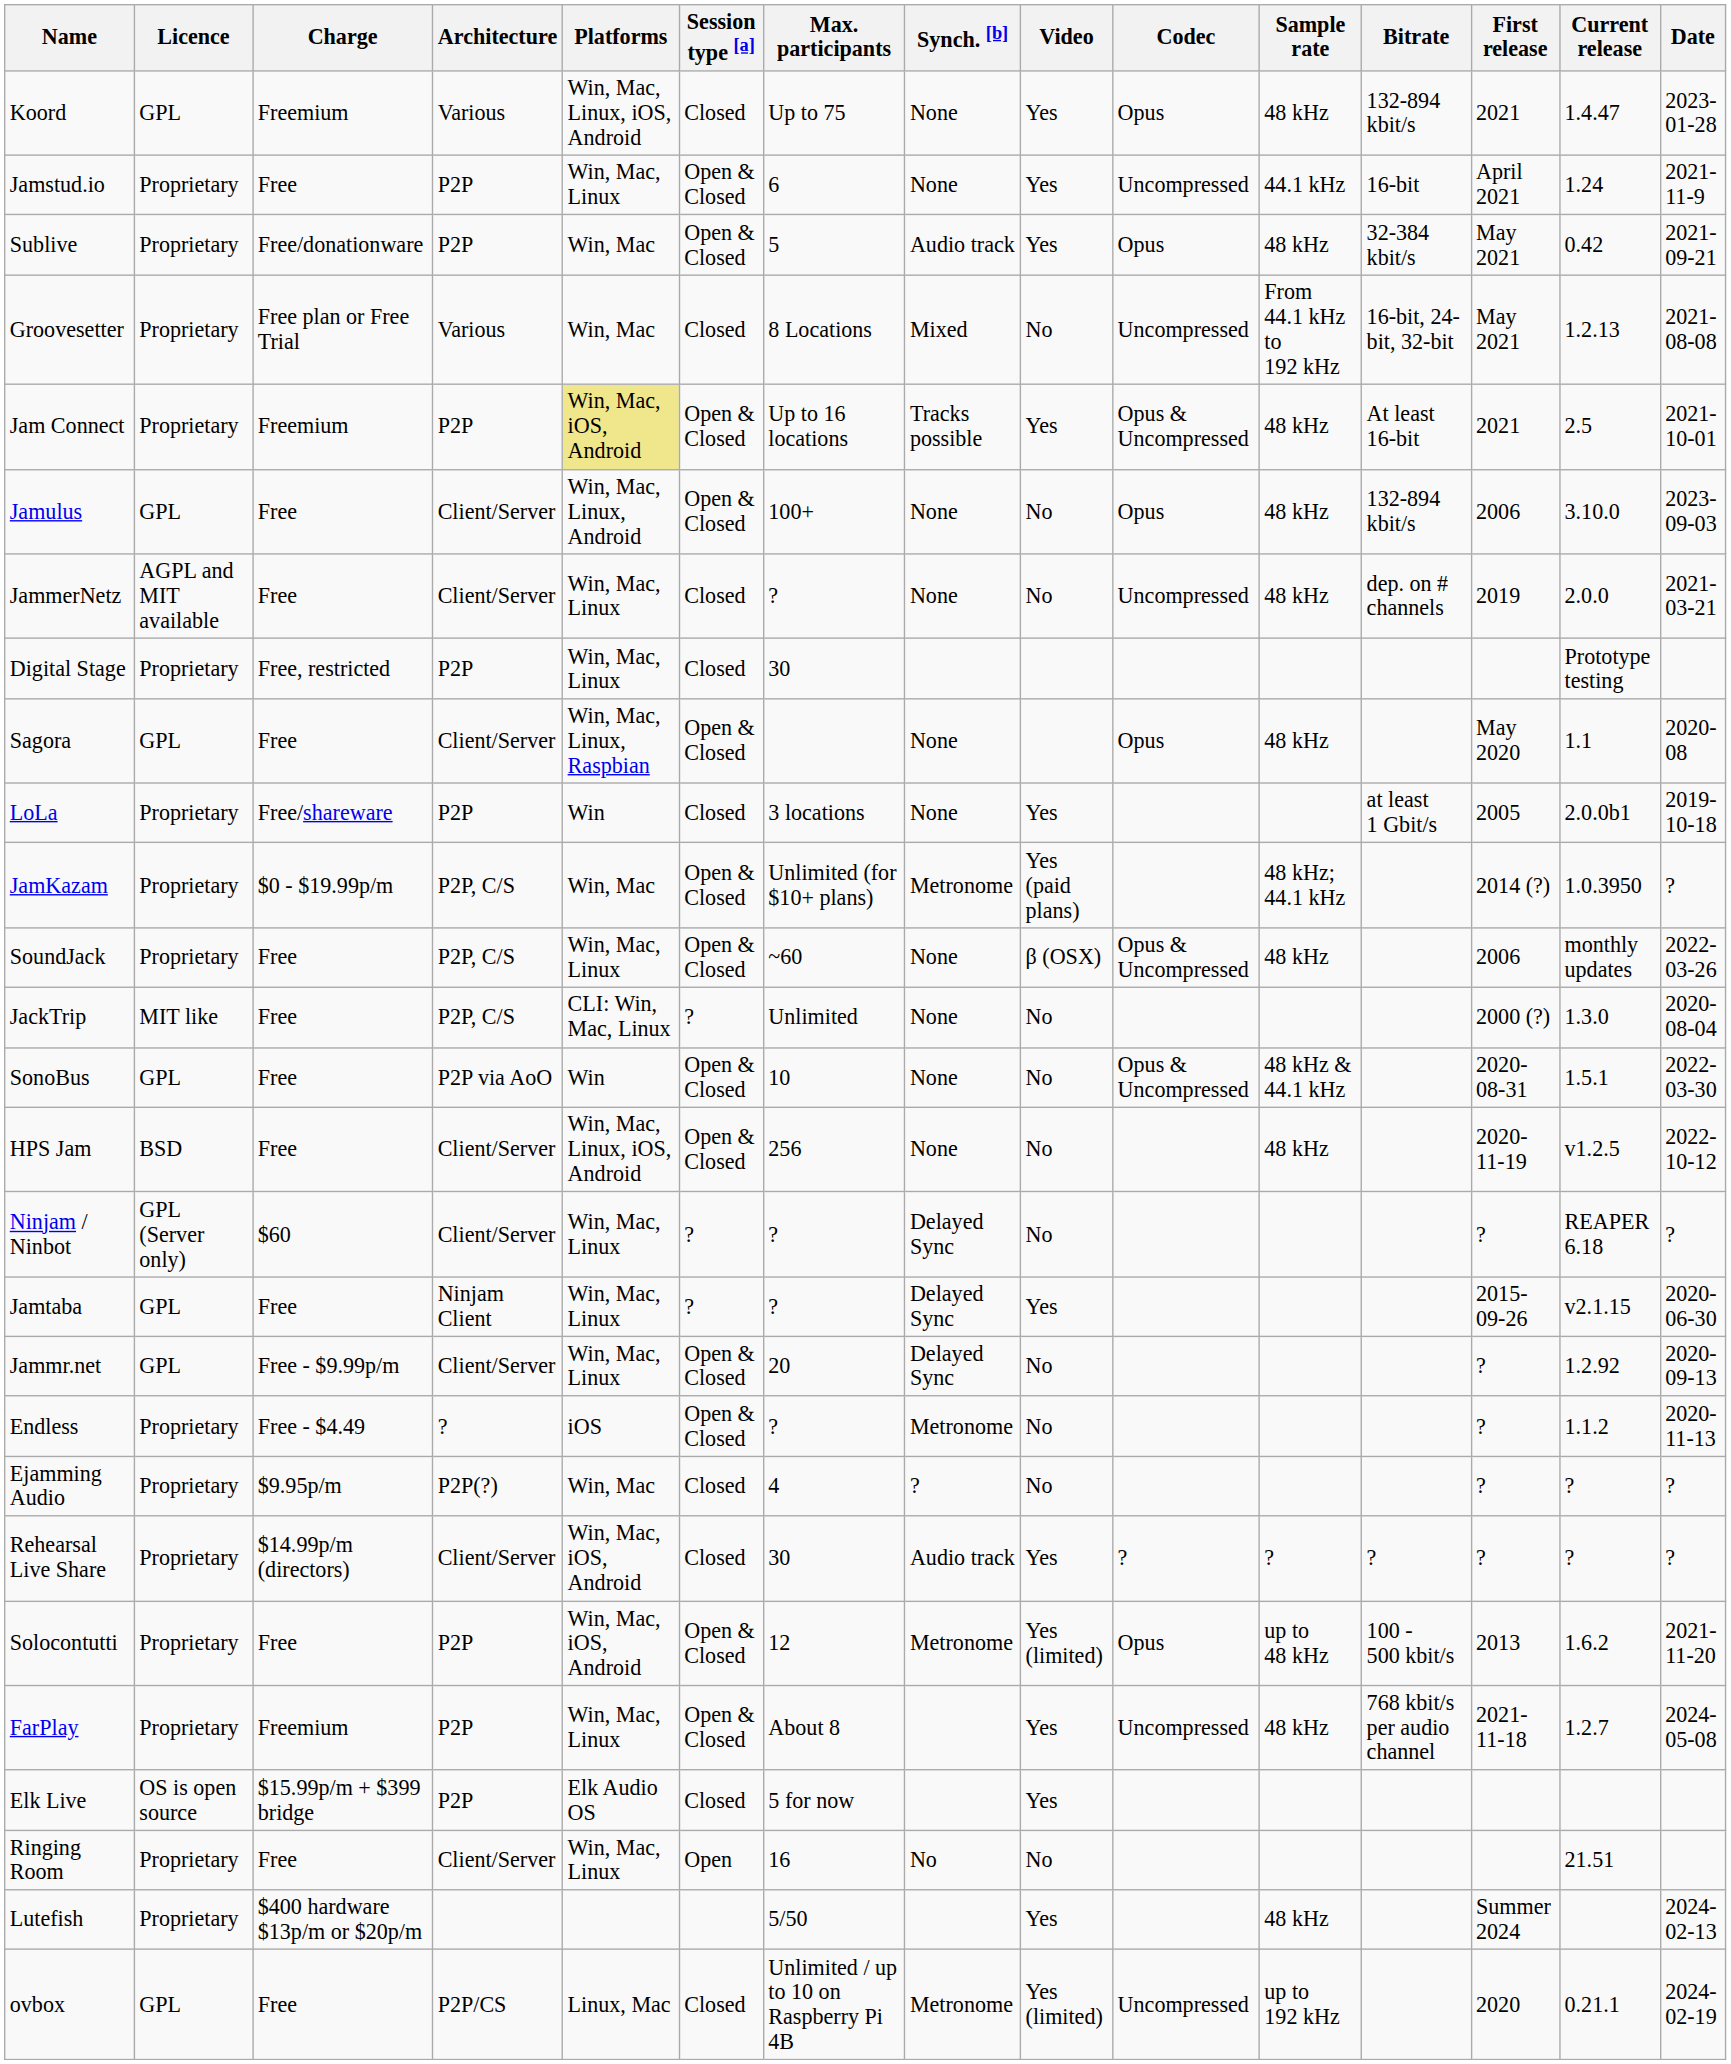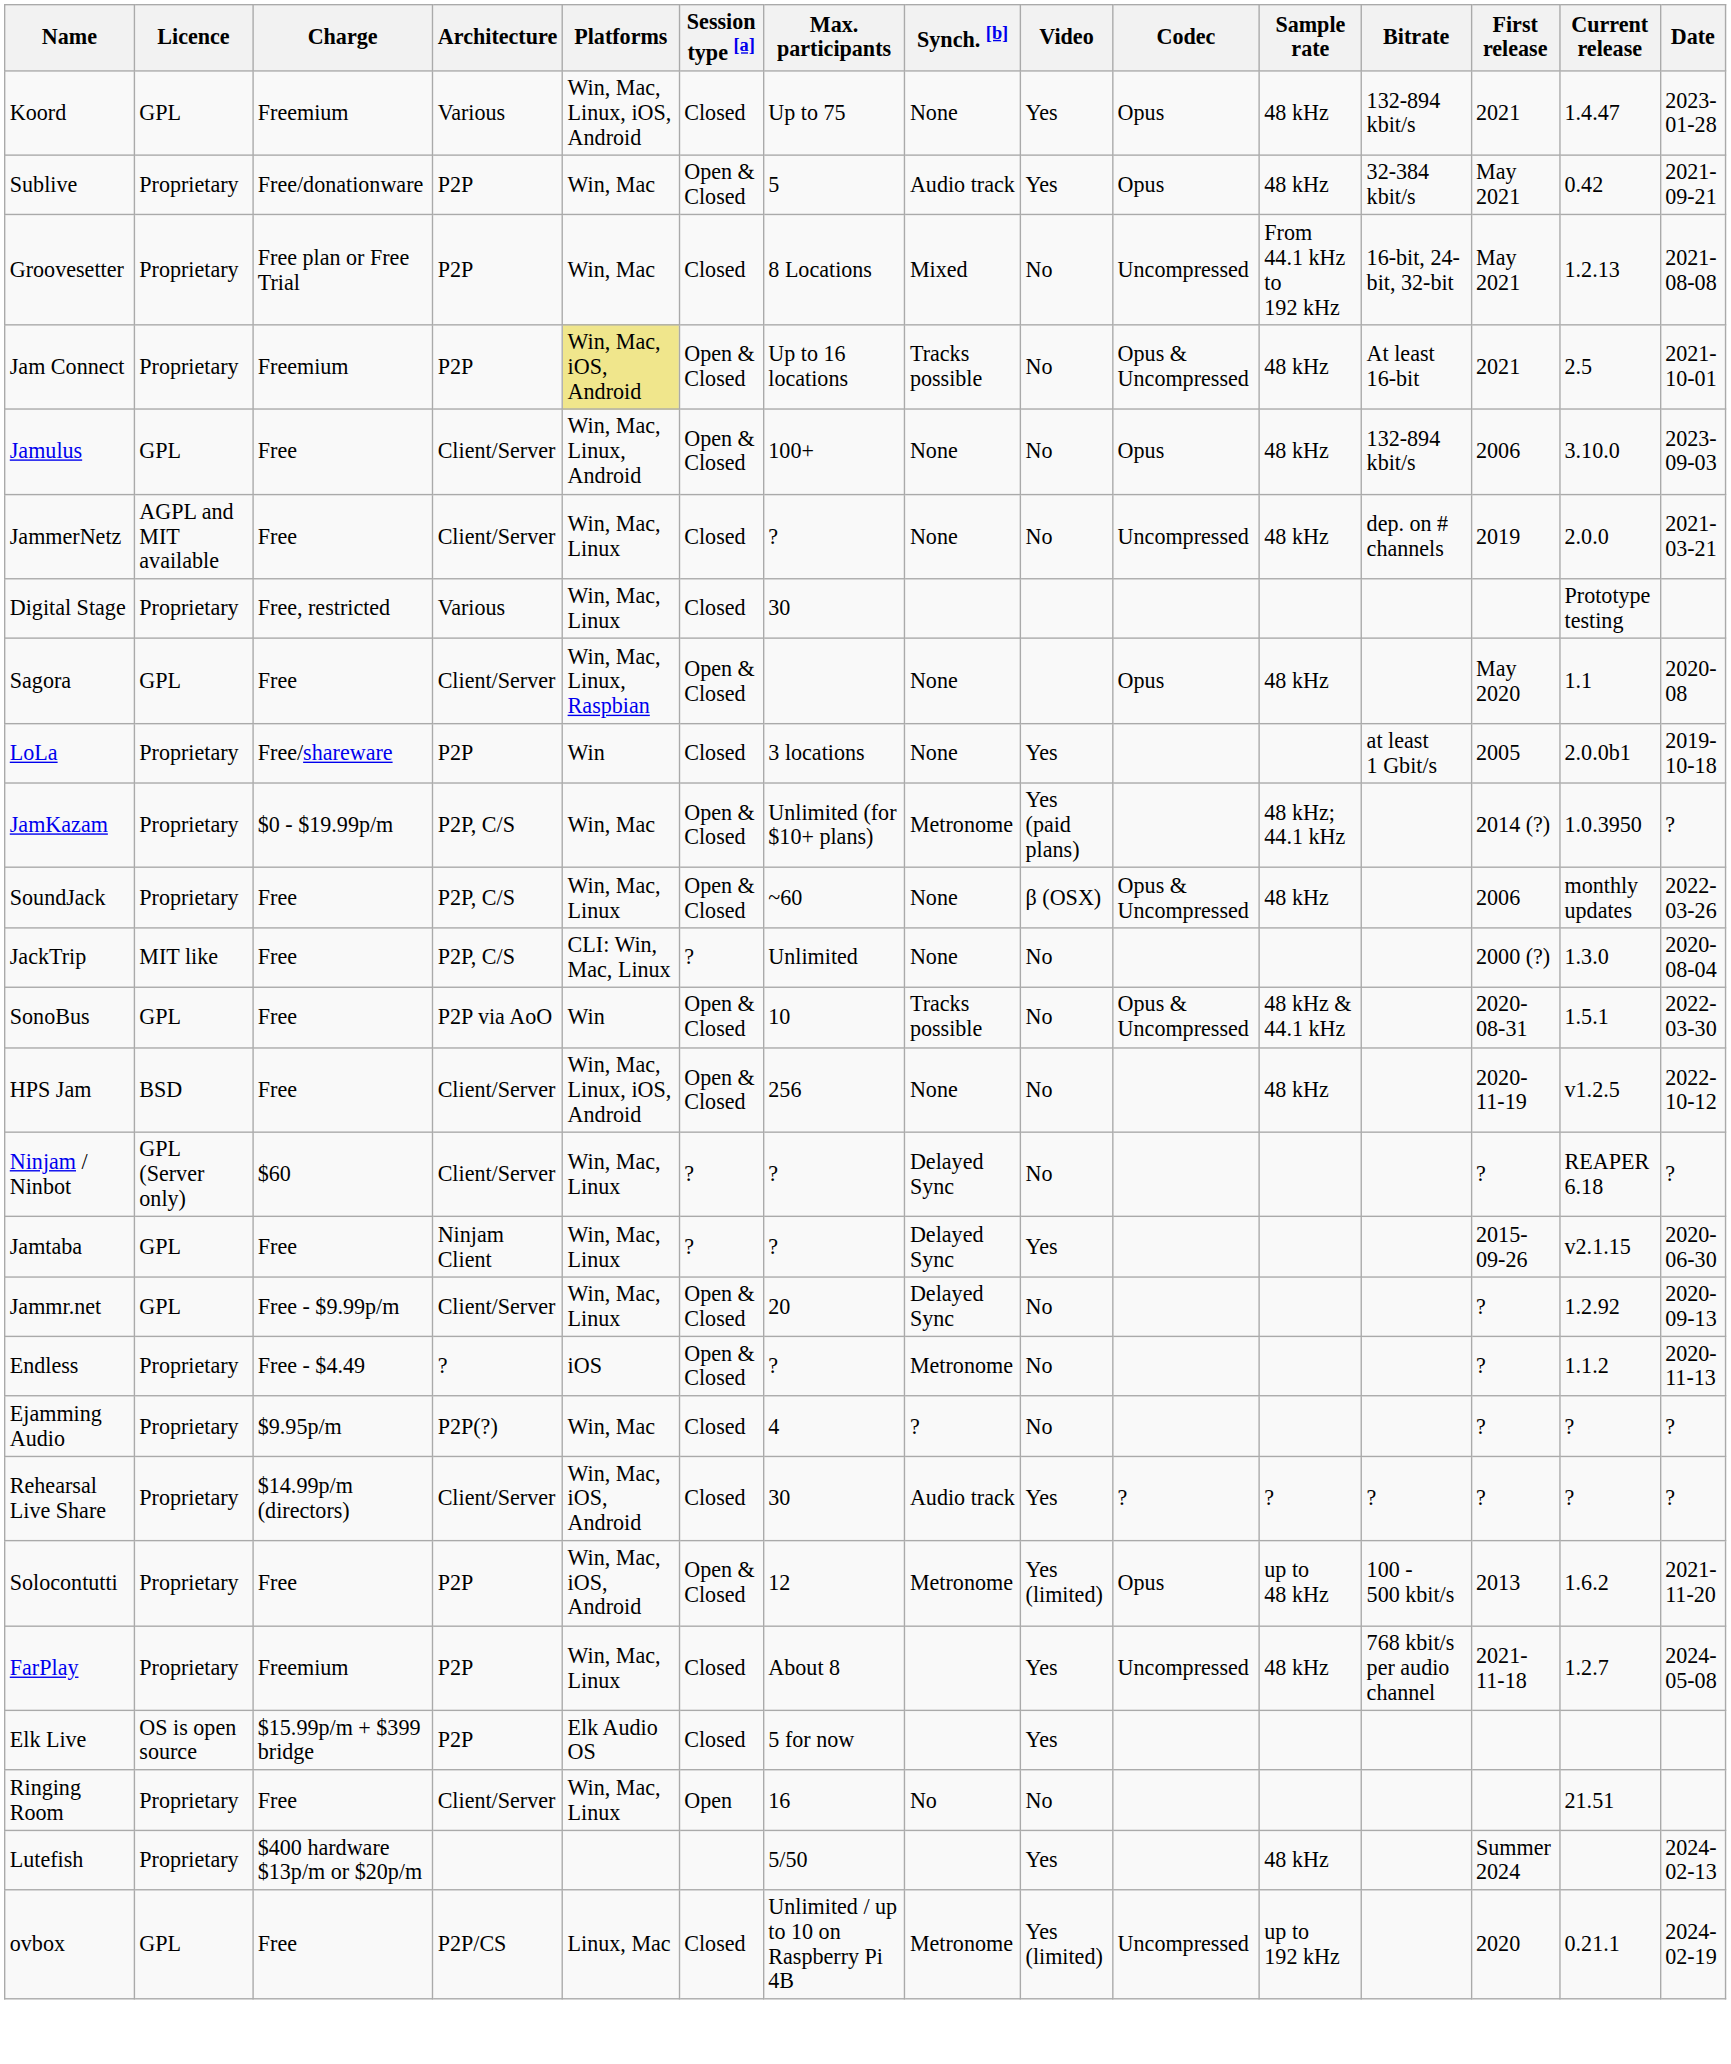- row: (57, 184)
(471, 329) Various -> (455, 269) P2P
(1042, 426) Yes -> (1039, 366) No
(455, 668) P2P -> (471, 608) Various
(934, 1077) None -> (946, 1017) Tracks possible
(720, 1727) Open & Closed -> (715, 1667) Closed
